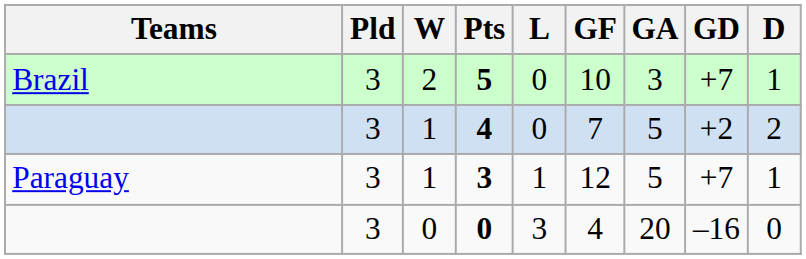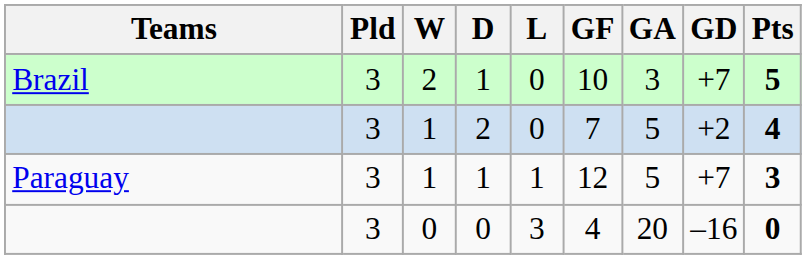columns swapped: (774, 29) <-> (484, 29)
